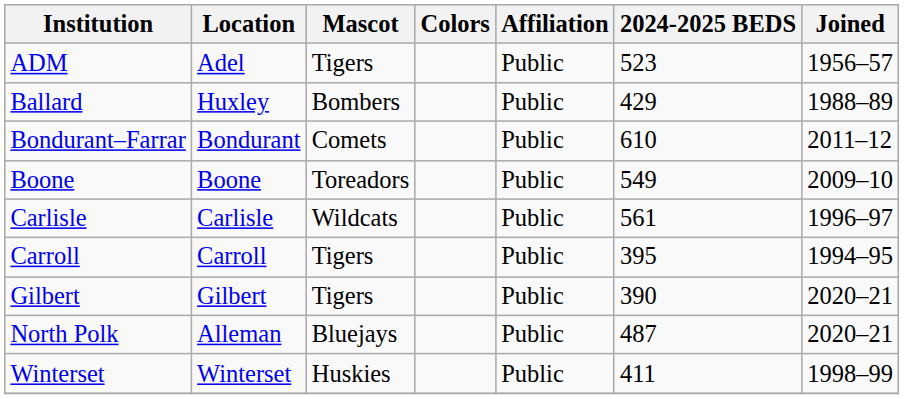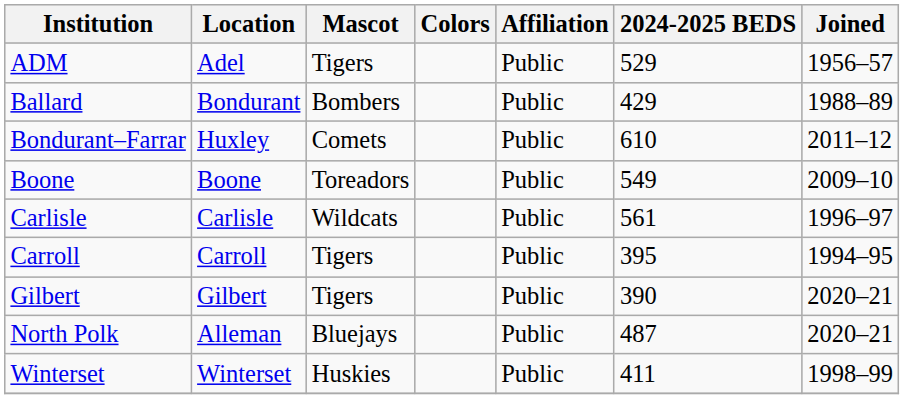(638, 62) 523 -> (638, 62) 529
(233, 101) Huxley -> (249, 101) Bondurant
(249, 140) Bondurant -> (233, 140) Huxley
